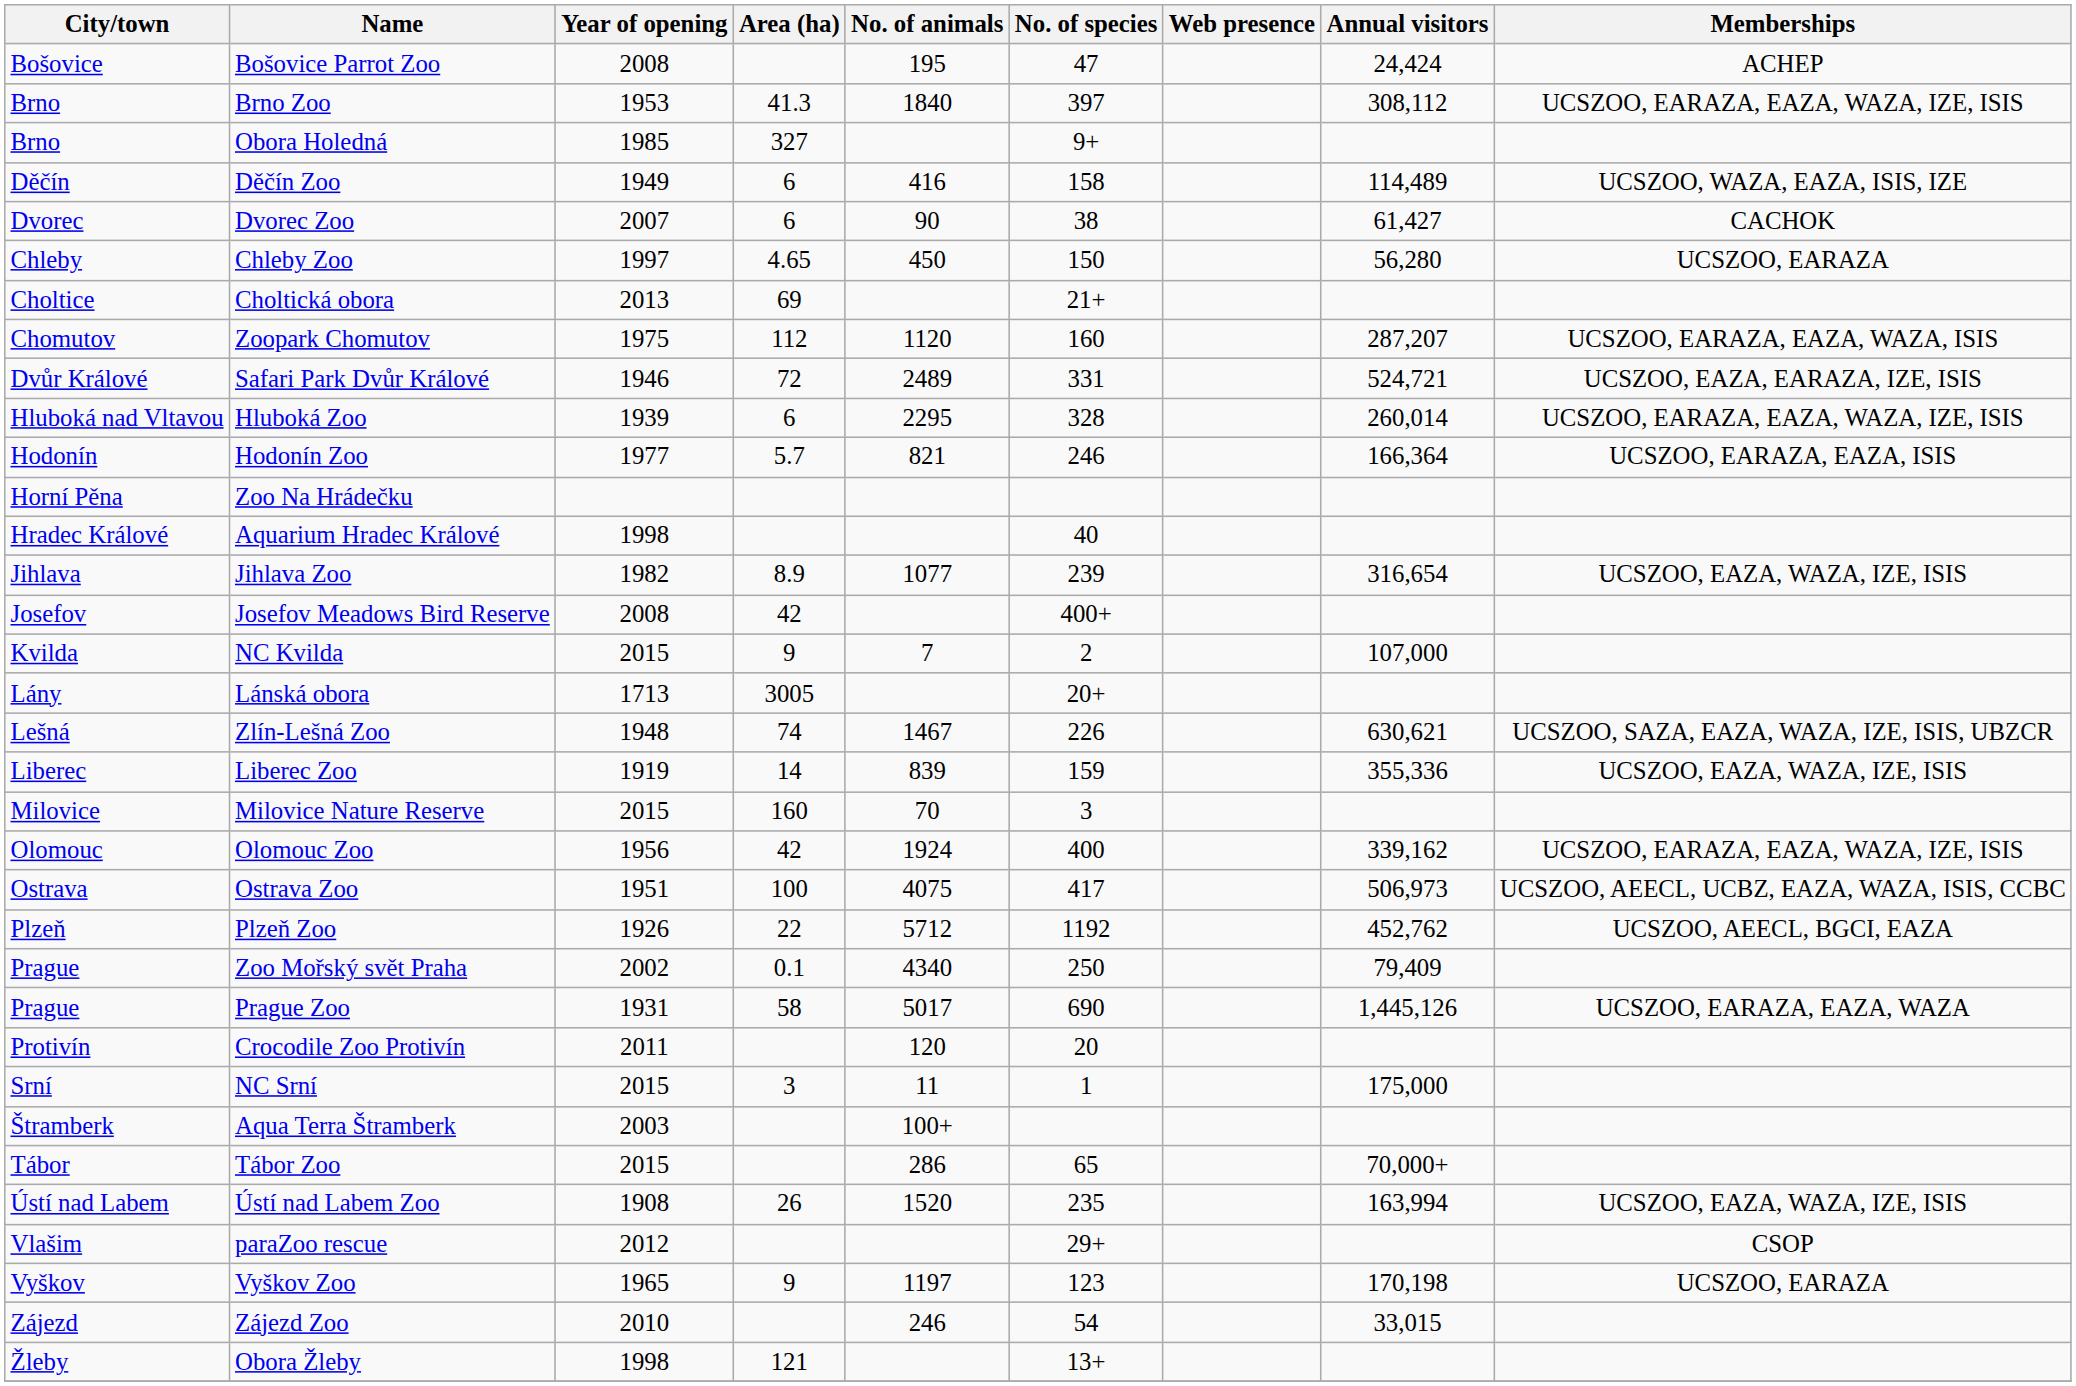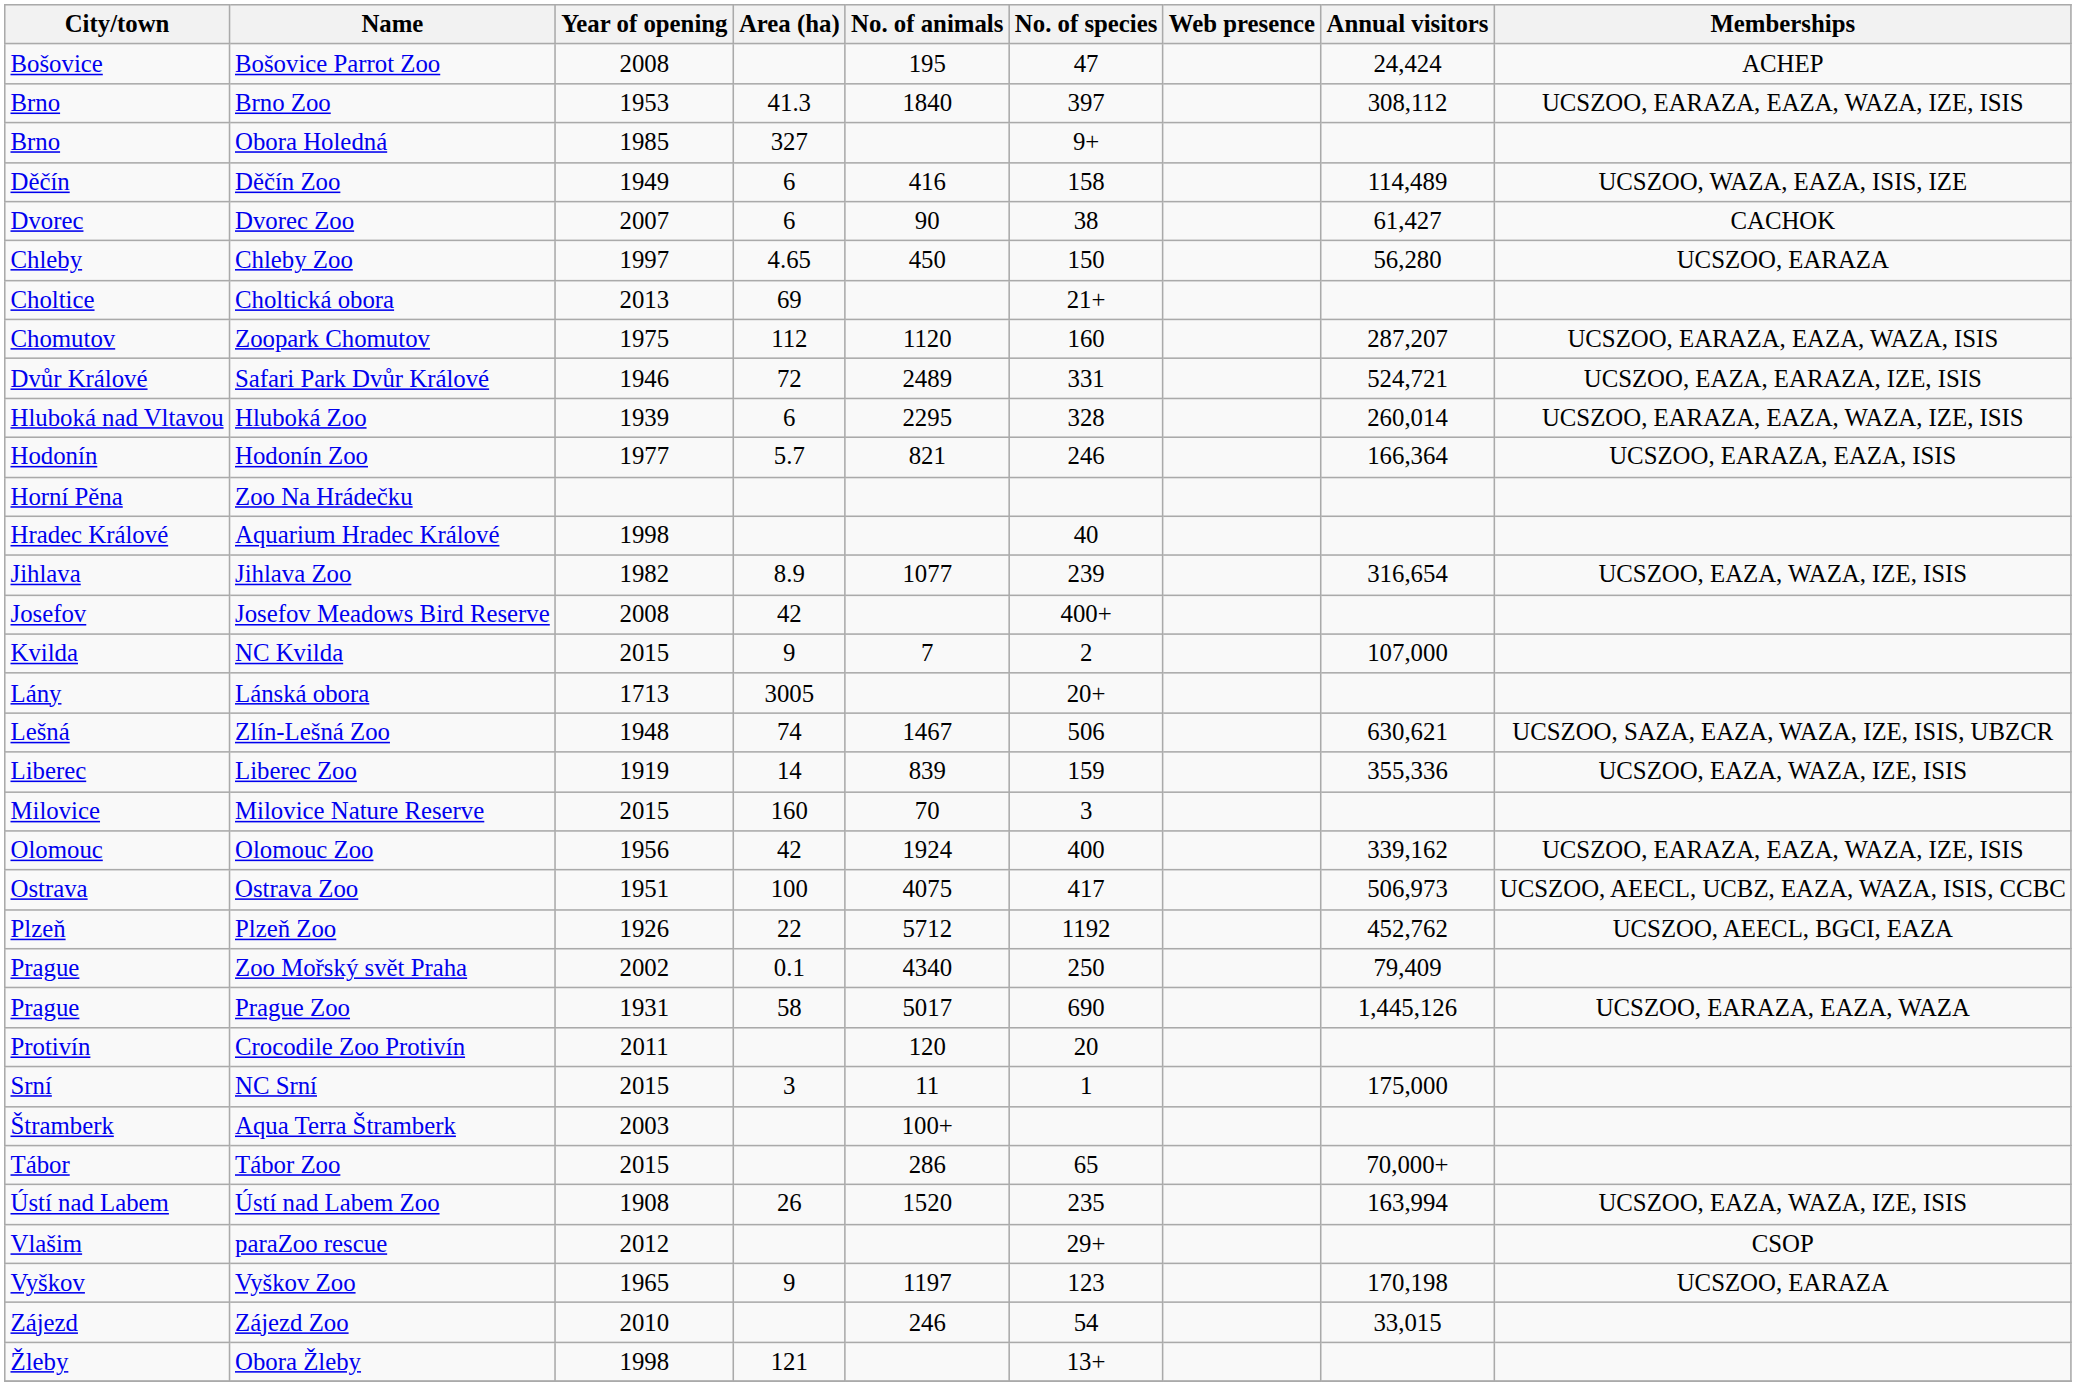(1086, 732) 226 -> (1086, 732) 506
